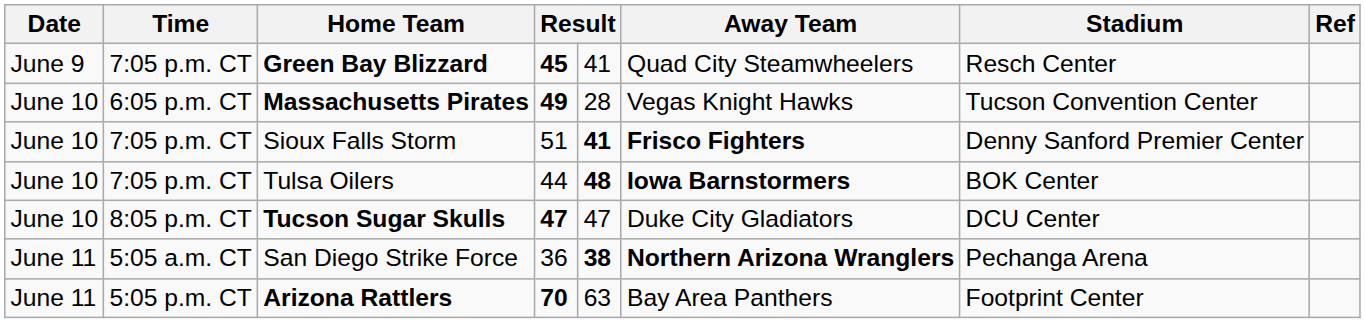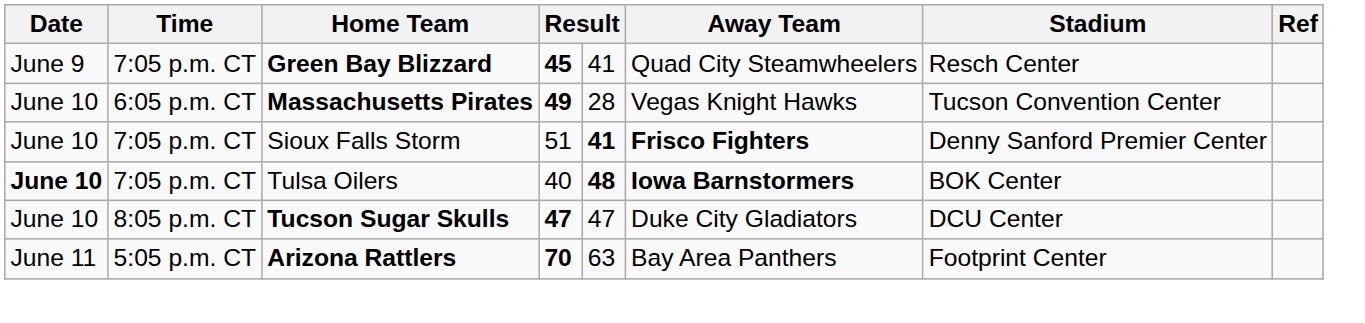(54, 180) normal -> (56, 180) bold
(554, 180) 44 -> (558, 180) 40
- row: (391, 258)
